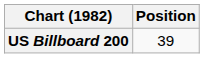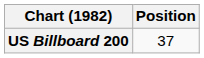(166, 40) 39 -> (166, 40) 37
